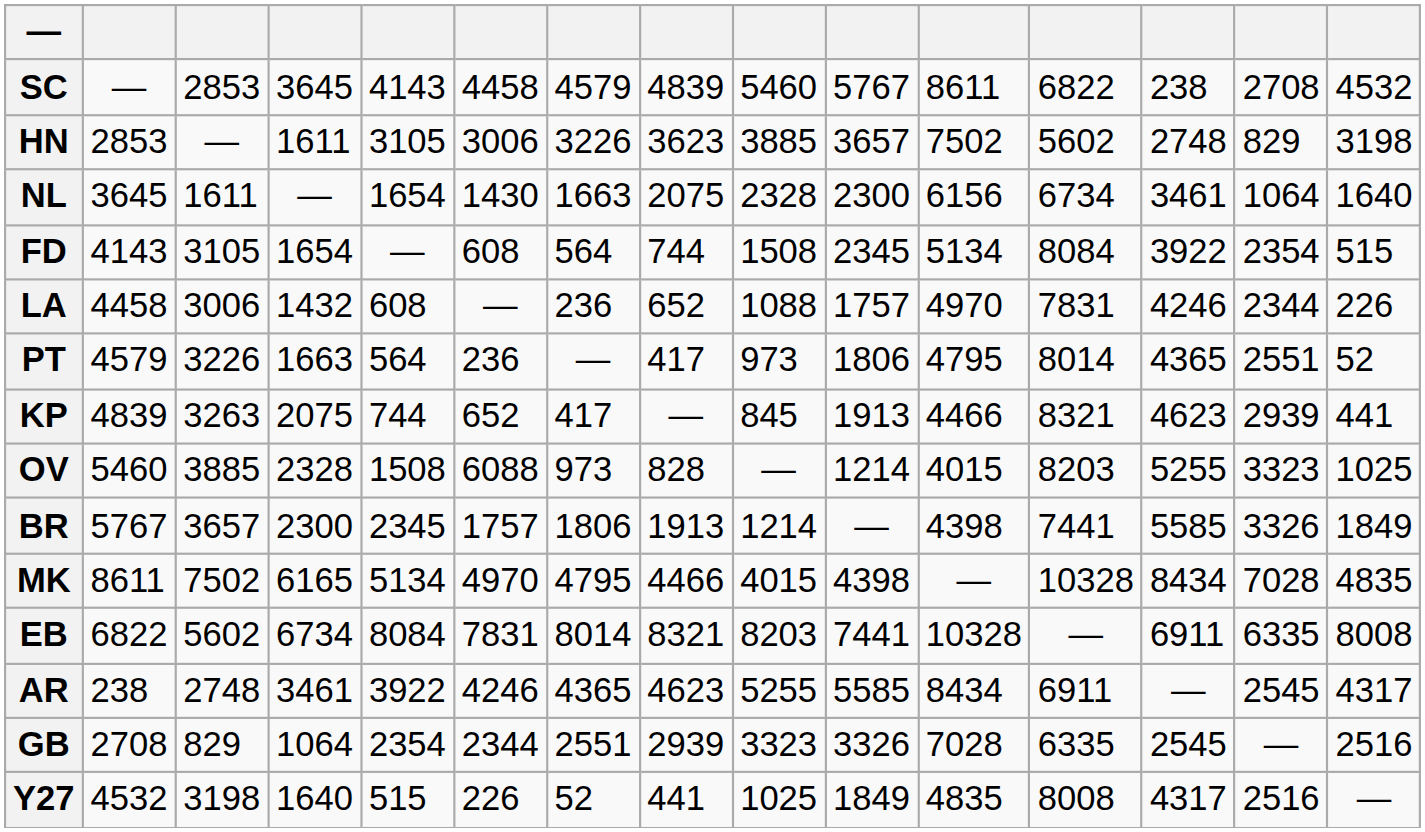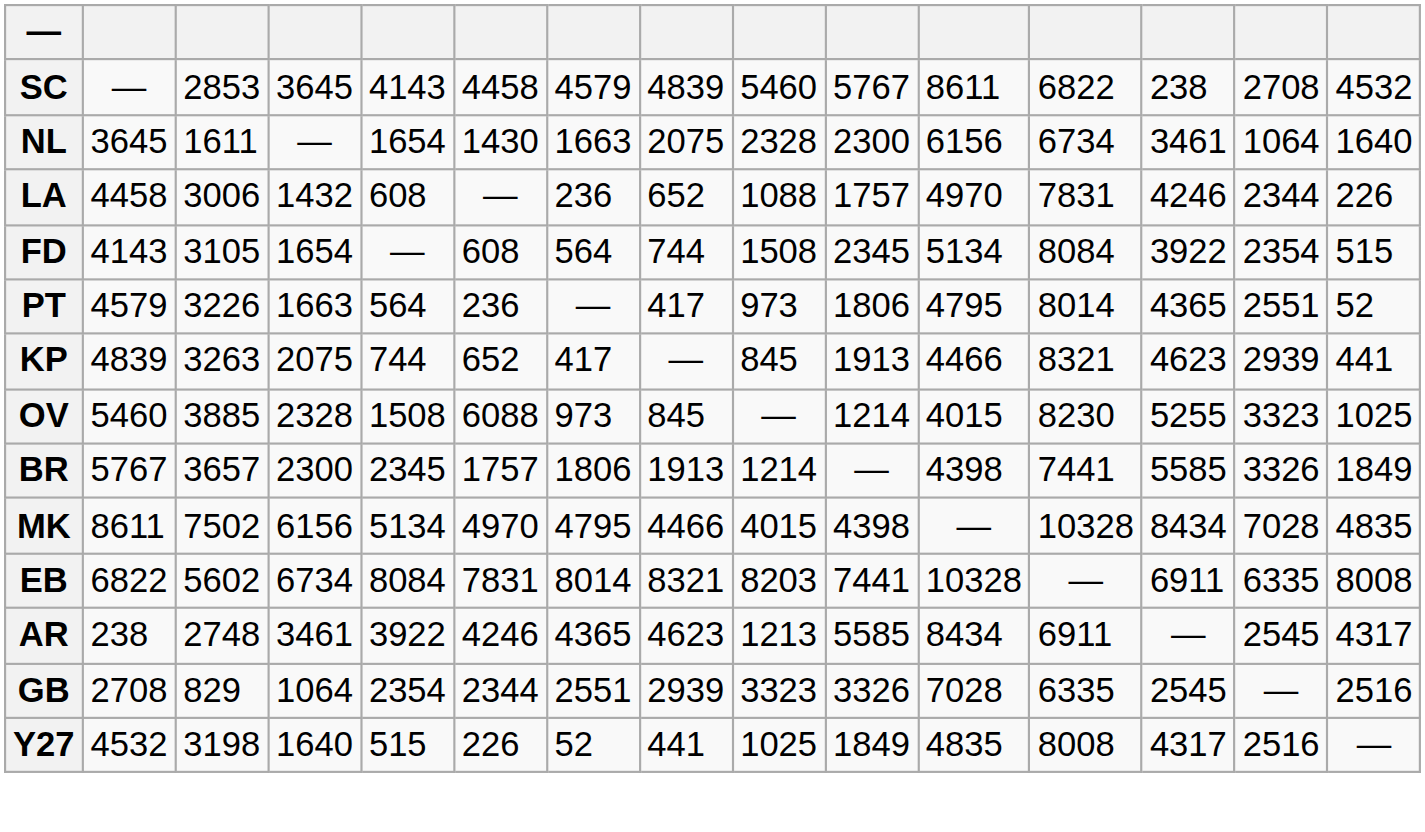- row: (44, 141)
rows swapped: (44, 251) <-> (44, 305)
(676, 470) 828 -> (676, 415) 845
(1076, 470) 8203 -> (1076, 415) 8230
(315, 580) 6165 -> (315, 525) 6156
(779, 689) 5255 -> (779, 634) 1213
